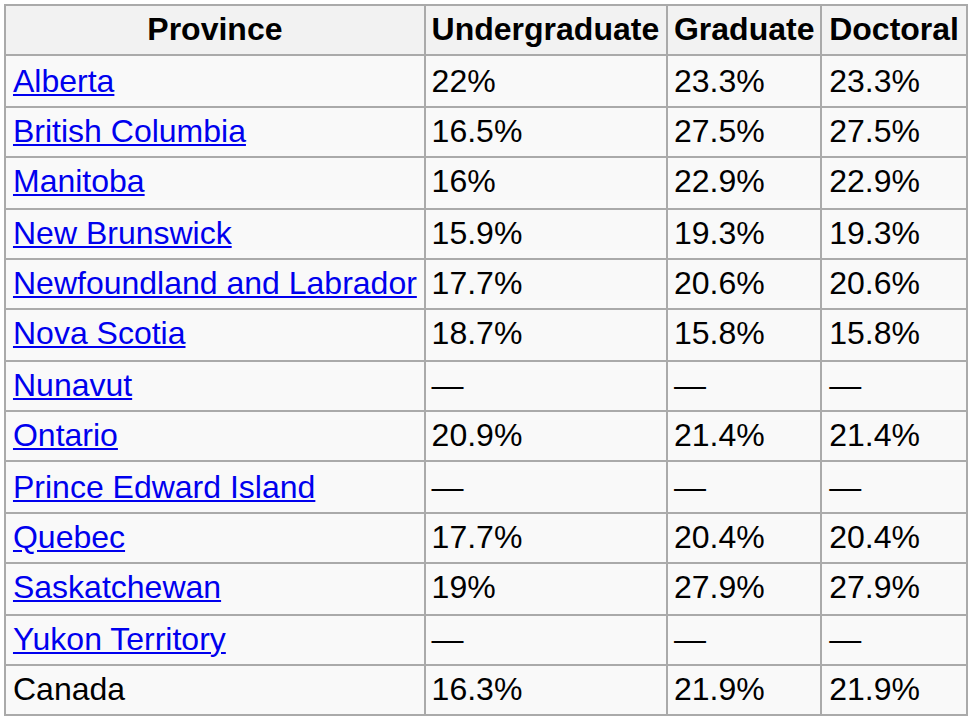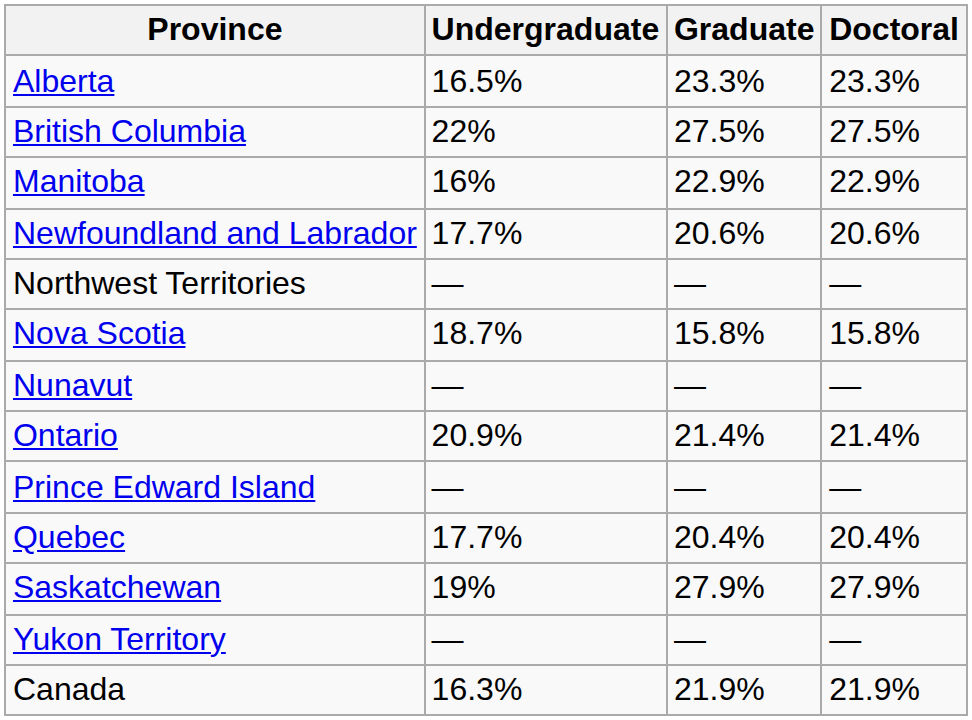(464, 80) 22% -> (477, 80) 16.5%
(477, 131) 16.5% -> (464, 131) 22%
- row: (122, 232)
+ row: (159, 283)
